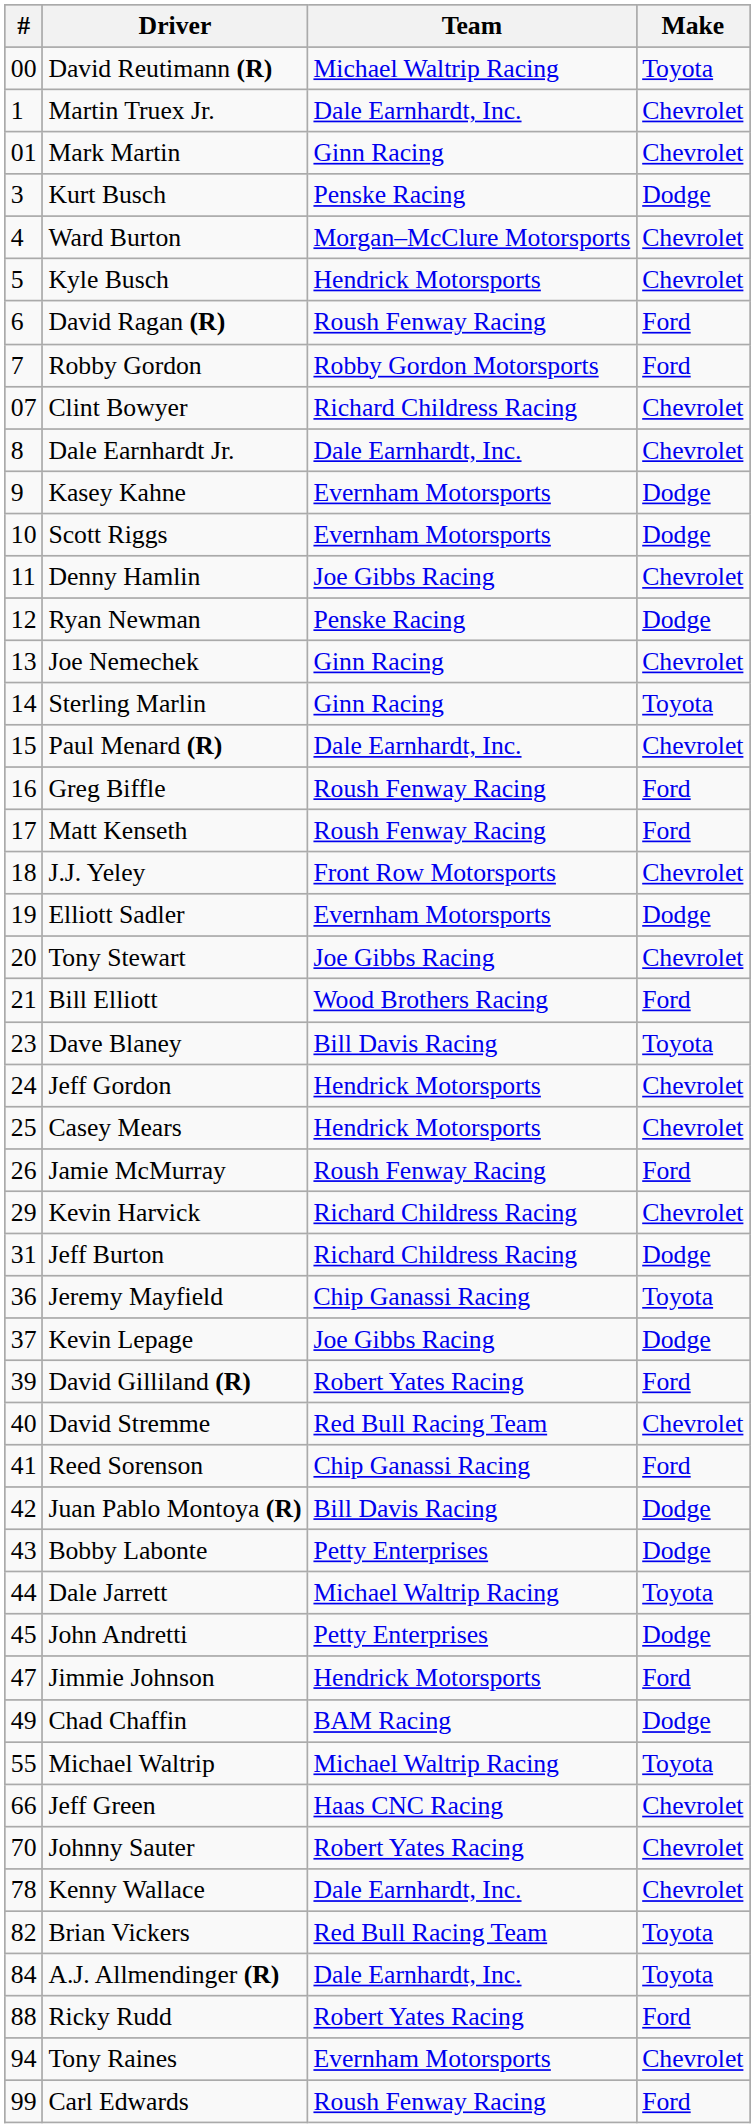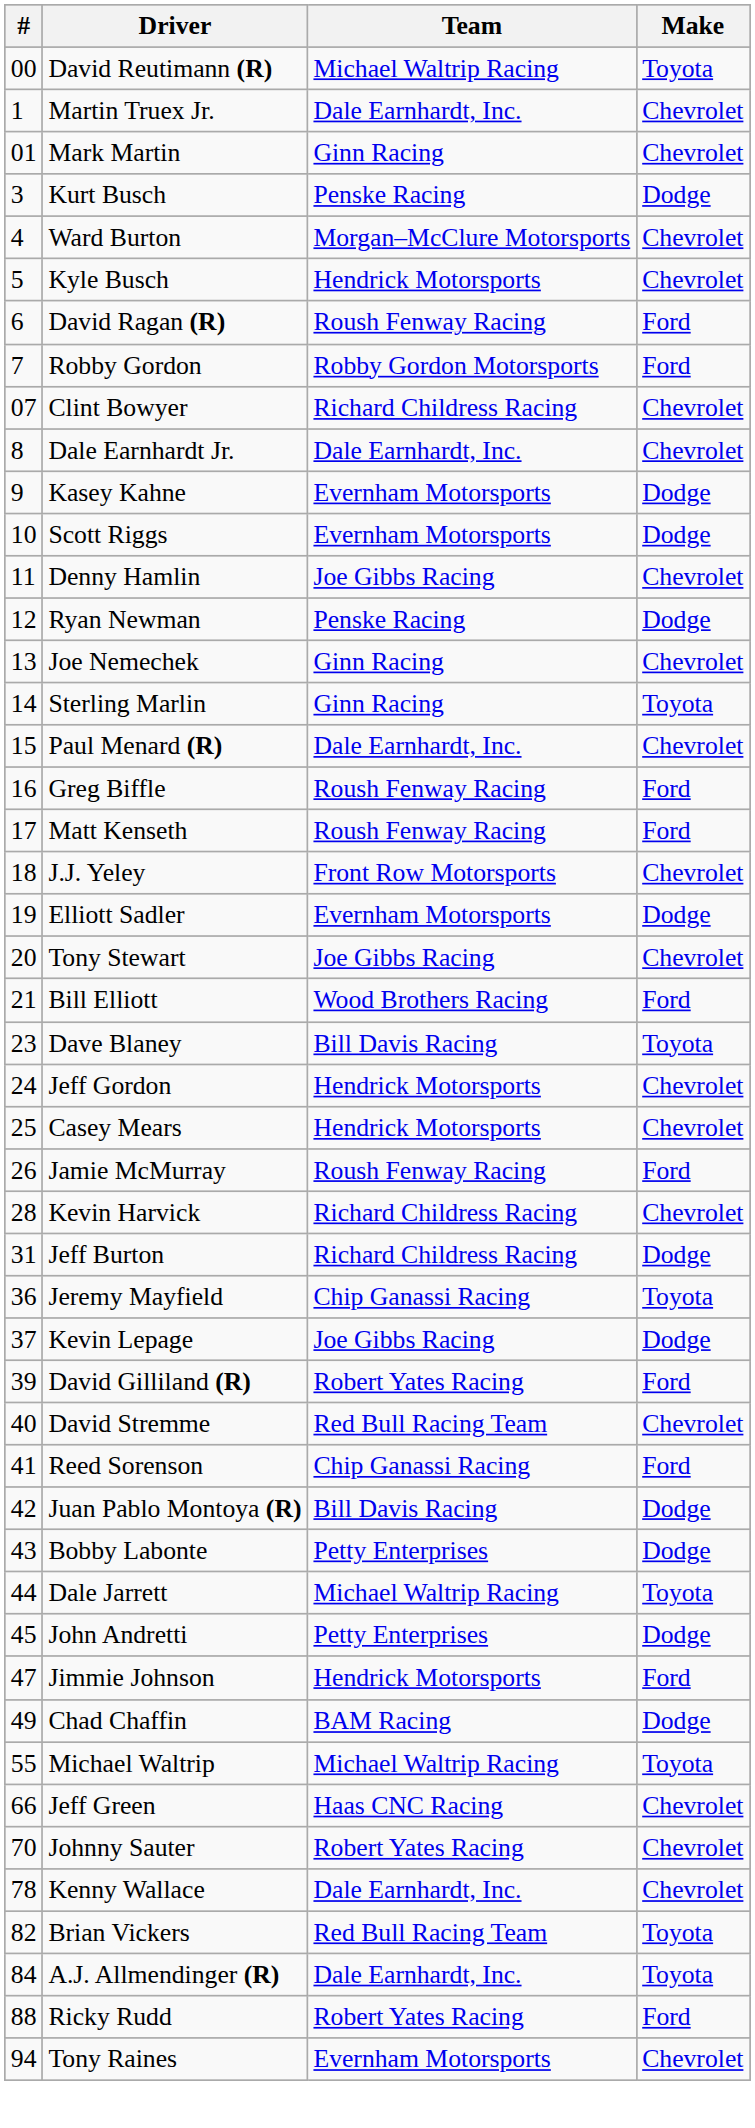(24, 1211) 29 -> (24, 1211) 28
- row: (119, 2101)
